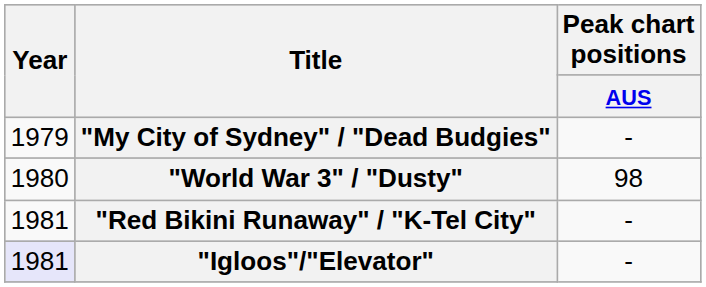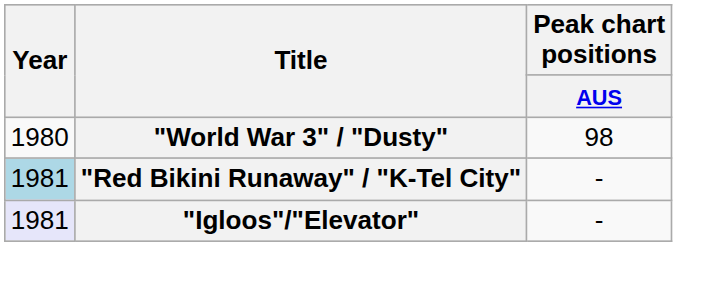- row: (316, 137)
(40, 219) no background -> (40, 178) lightblue background
